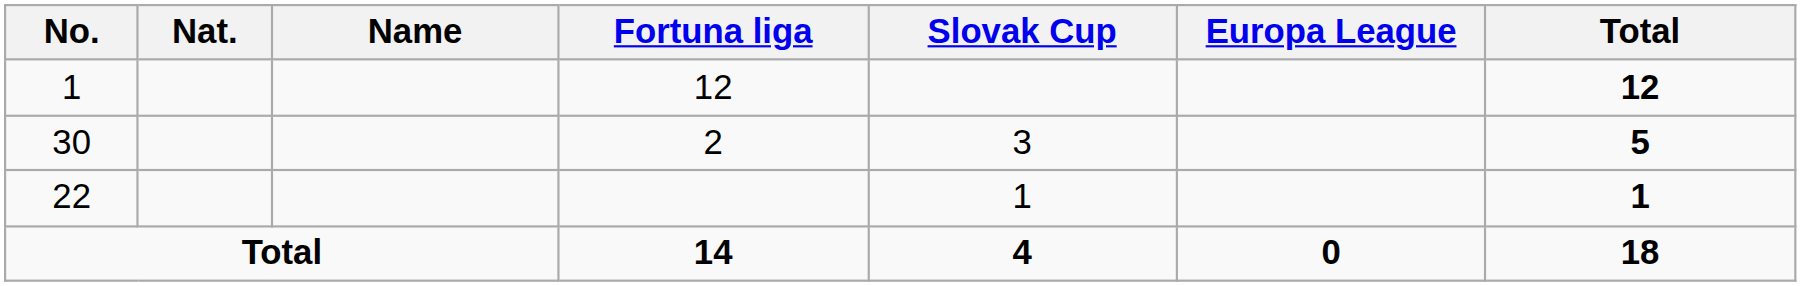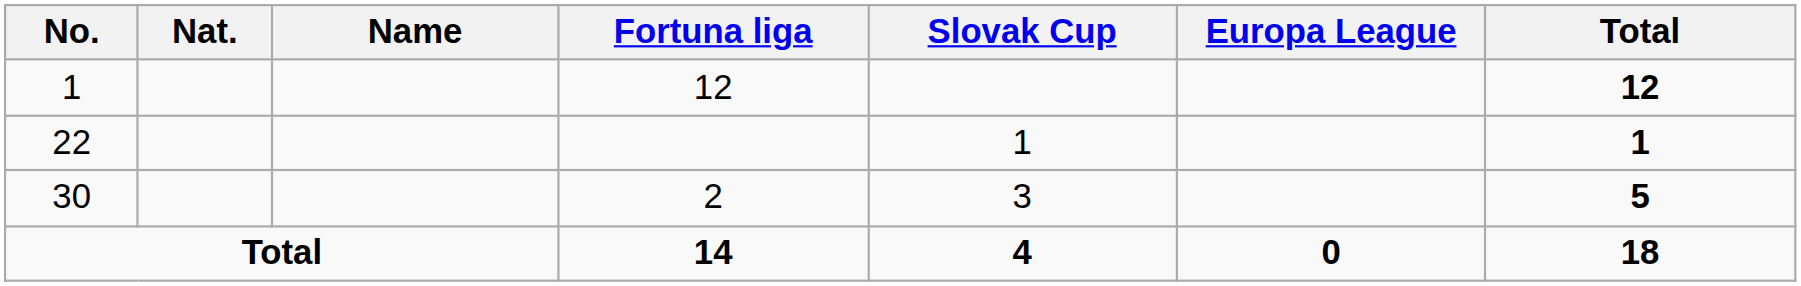rows swapped: (72, 197) <-> (72, 142)
